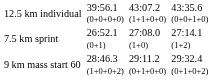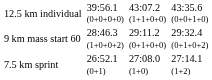rows swapped: (31, 39) <-> (42, 64)
